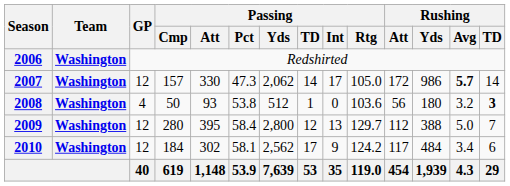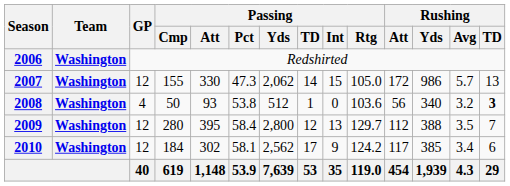(173, 81) 157 -> (173, 81) 155
(335, 81) 17 -> (335, 81) 15
(465, 81) bold -> (465, 81) normal
(492, 81) 14 -> (492, 81) 13
(431, 103) 180 -> (431, 103) 340
(465, 125) 5.0 -> (465, 125) 3.5
(431, 147) 484 -> (431, 147) 385
